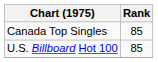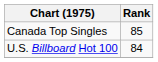(137, 48) 85 -> (137, 48) 84
